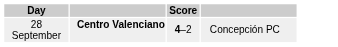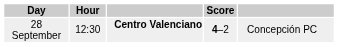+ column: (88, 10)
